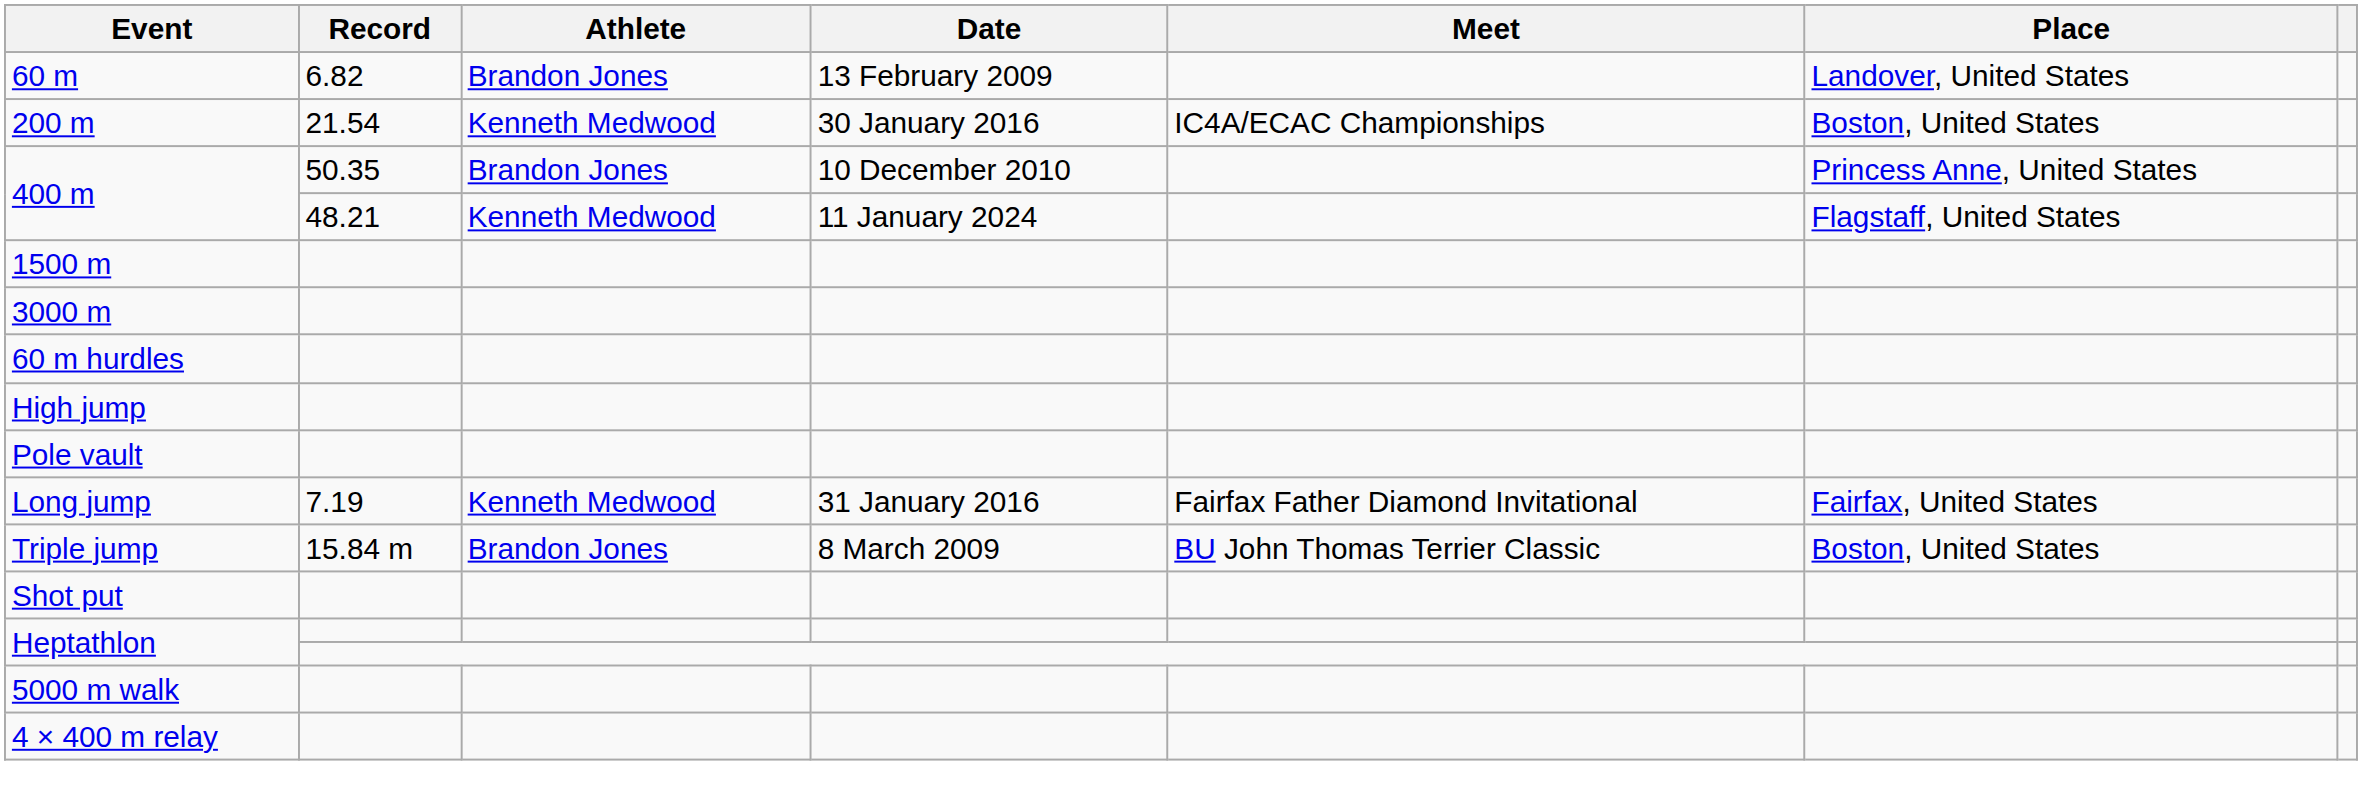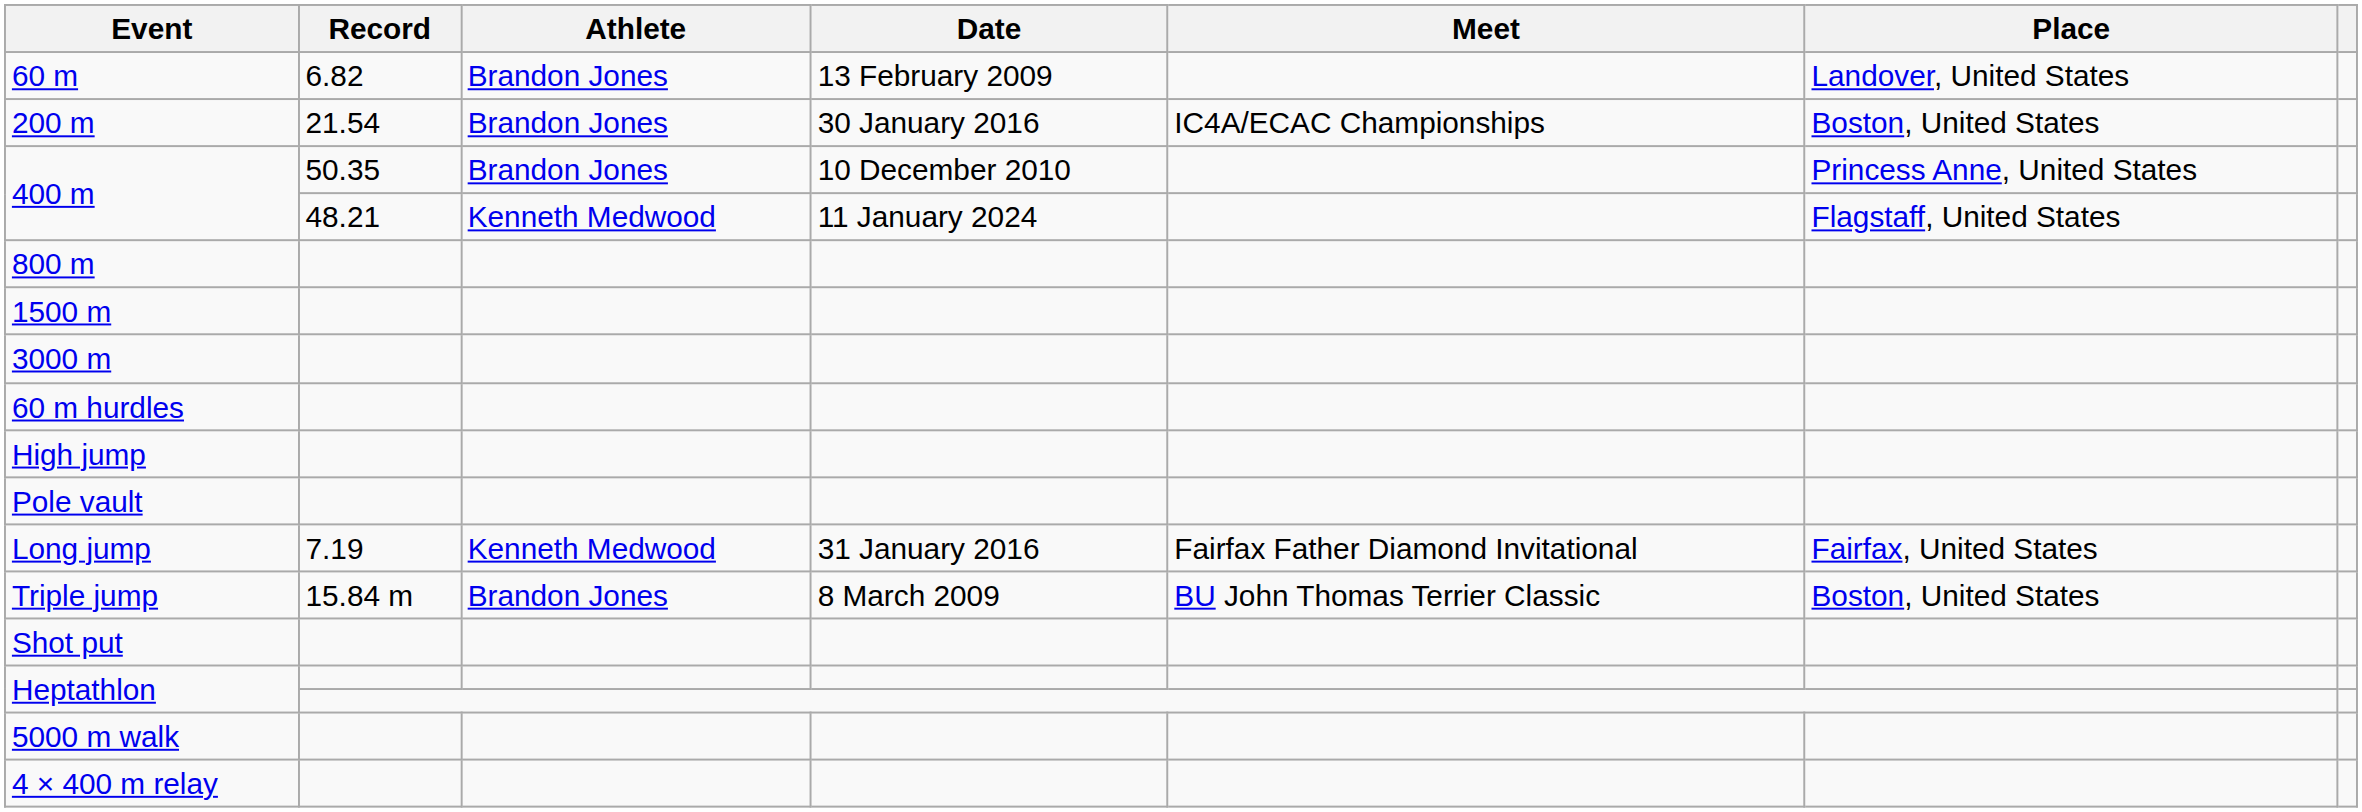(592, 123) Kenneth Medwood -> (568, 123) Brandon Jones
+ row: (53, 265)
